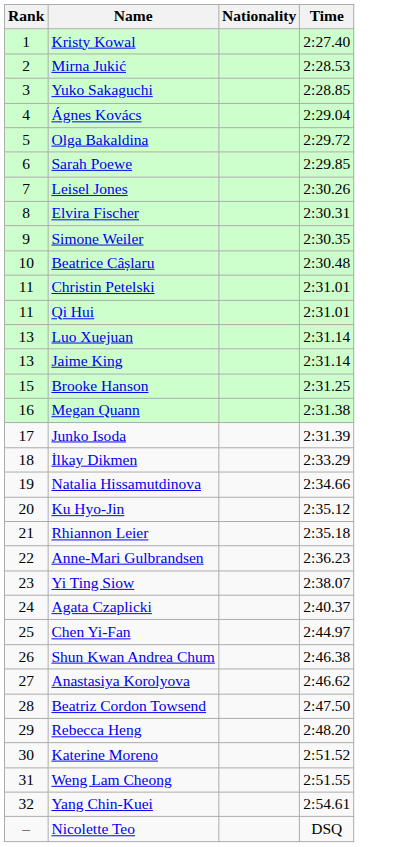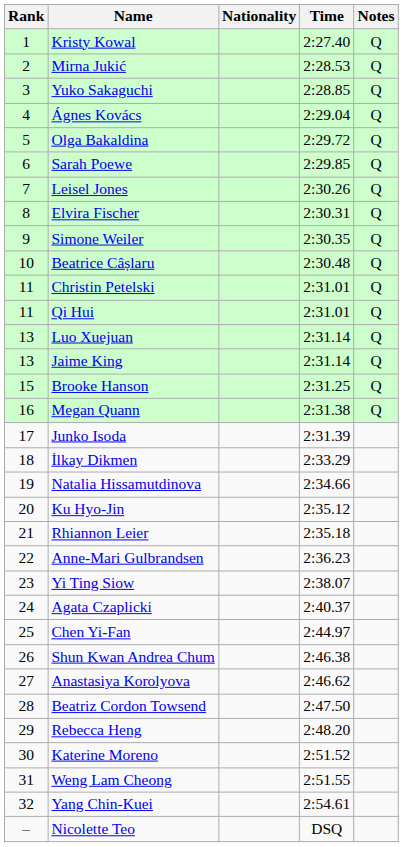+ column: (376, 16)
